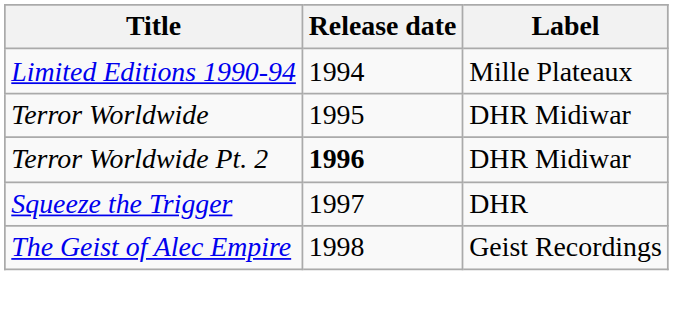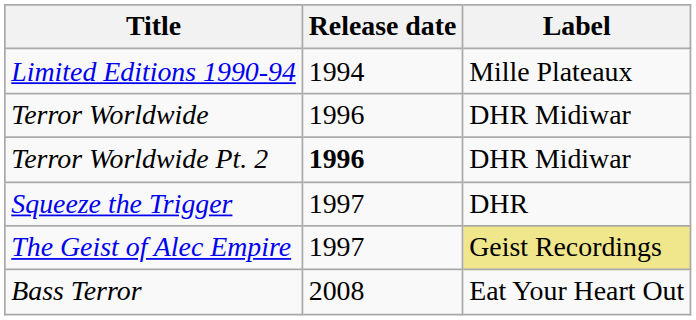(337, 114) 1995 -> (337, 114) 1996
(337, 247) 1998 -> (337, 247) 1997
(565, 247) no background -> (565, 247) khaki background
+ row: (76, 291)
